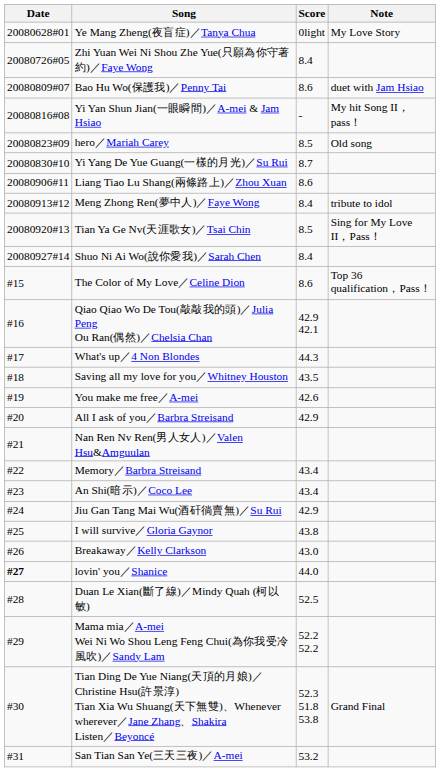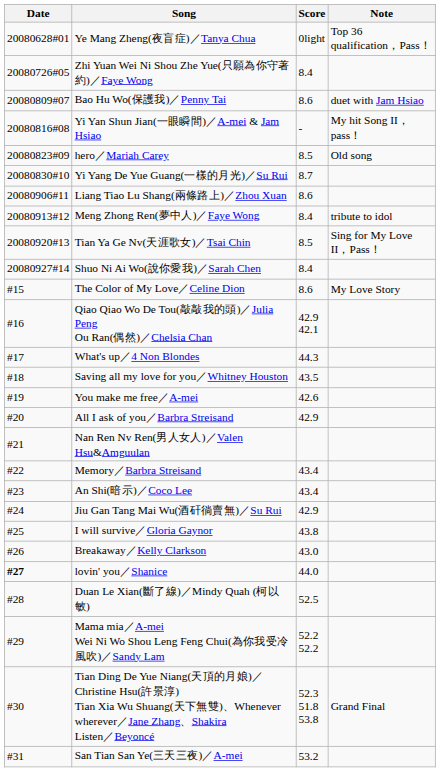(365, 32) My Love Story -> (381, 38) Top 36 qualification，Pass！
(381, 282) Top 36 qualification，Pass！ -> (365, 289) My Love Story
